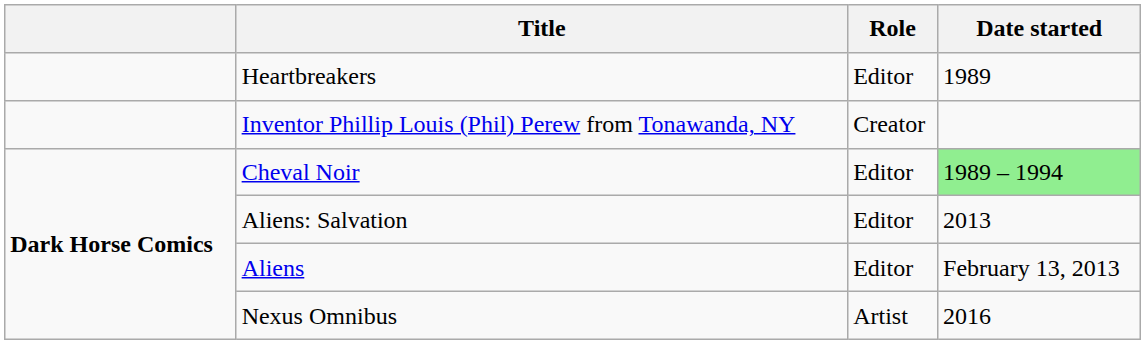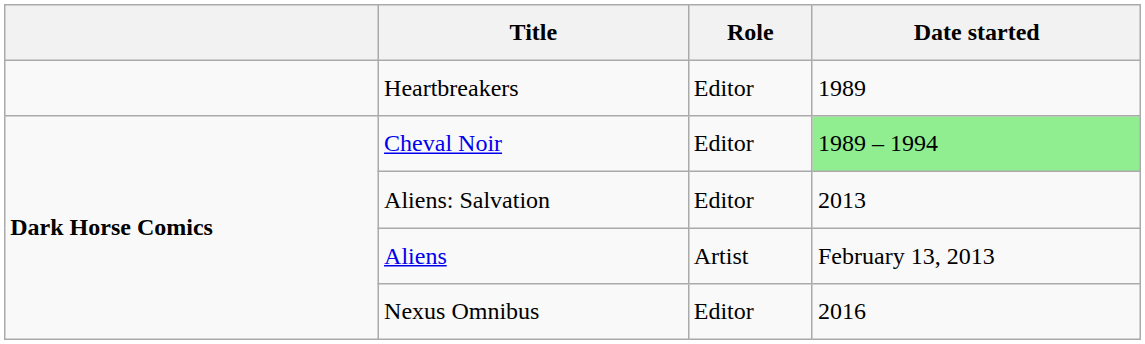- row: (519, 123)
(883, 267) Editor -> (721, 255) Artist
(881, 315) Artist -> (724, 311) Editor
